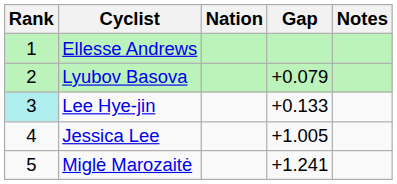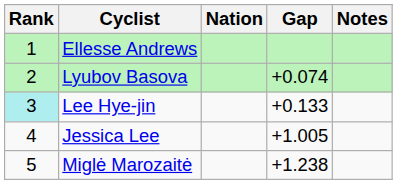(300, 77) +0.079 -> (300, 77) +0.074
(300, 164) +1.241 -> (300, 164) +1.238
